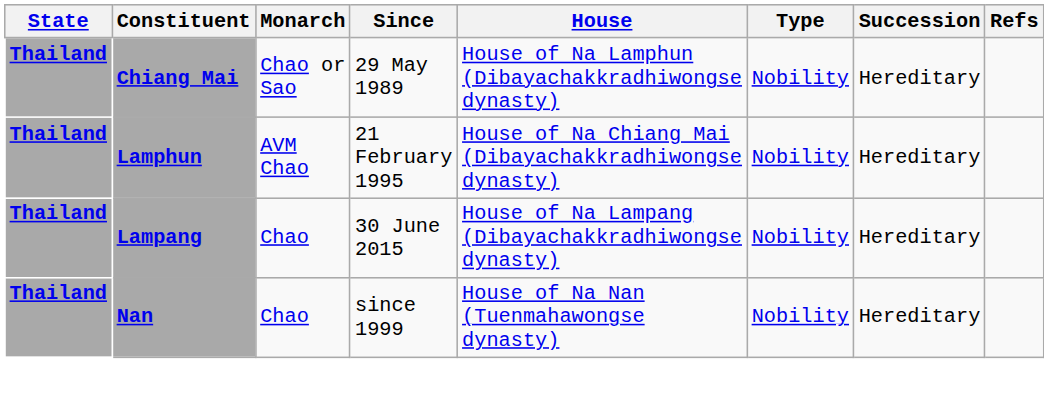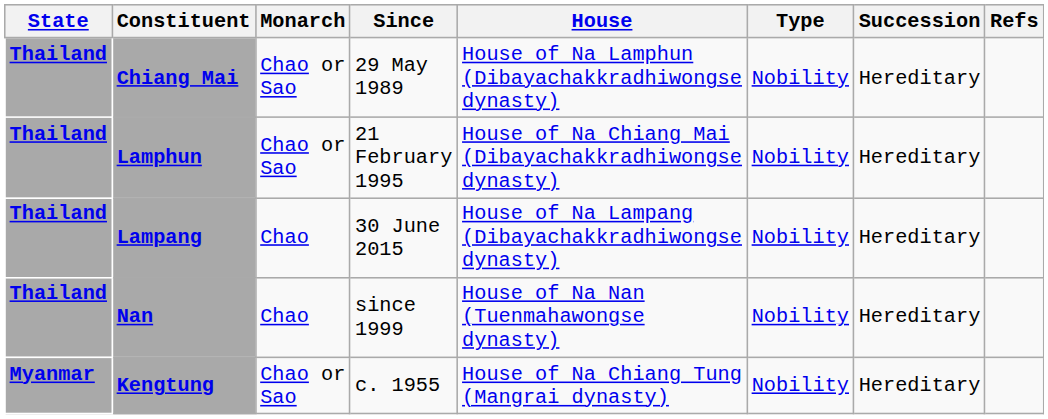(285, 158) AVM Chao -> (303, 158) Chao or Sao
+ row: (165, 385)
